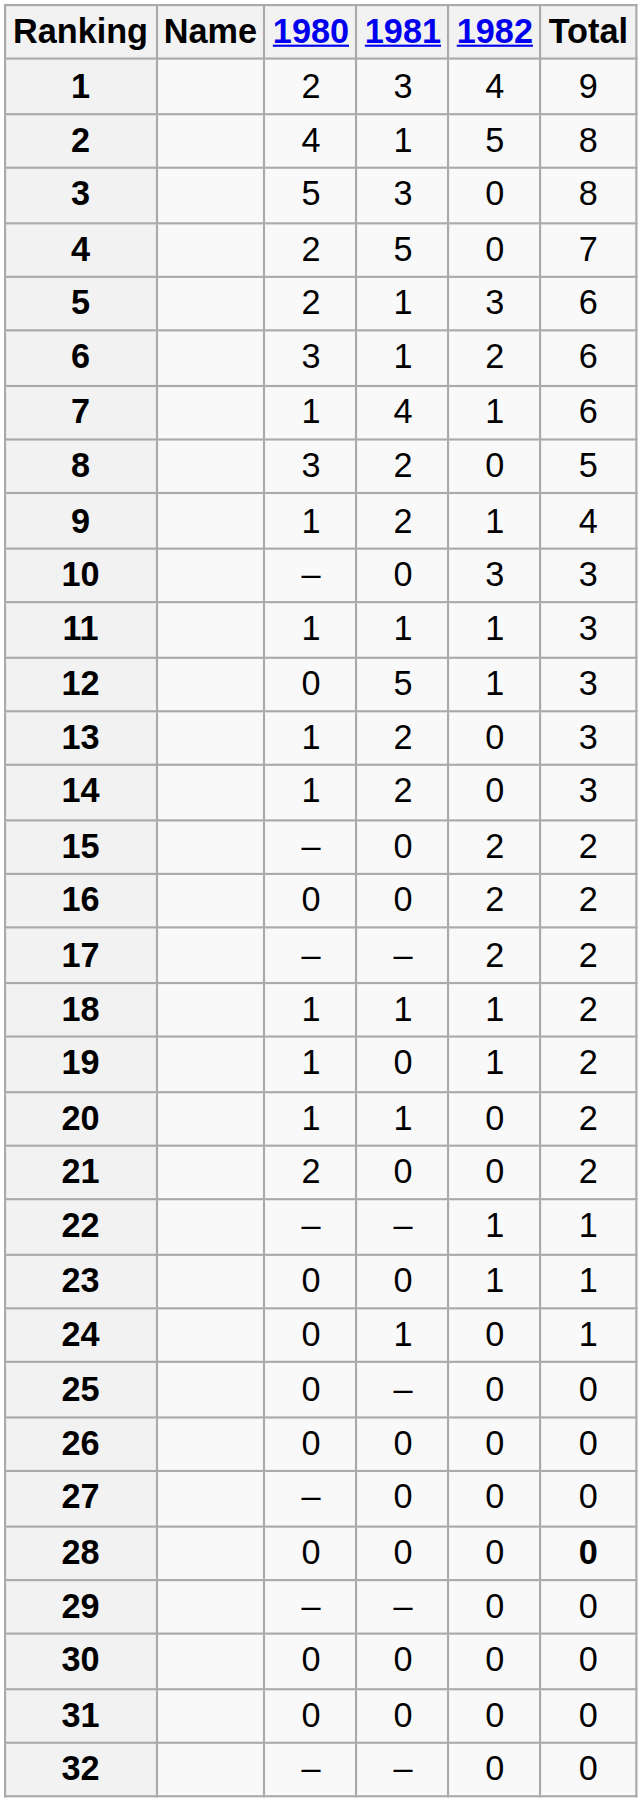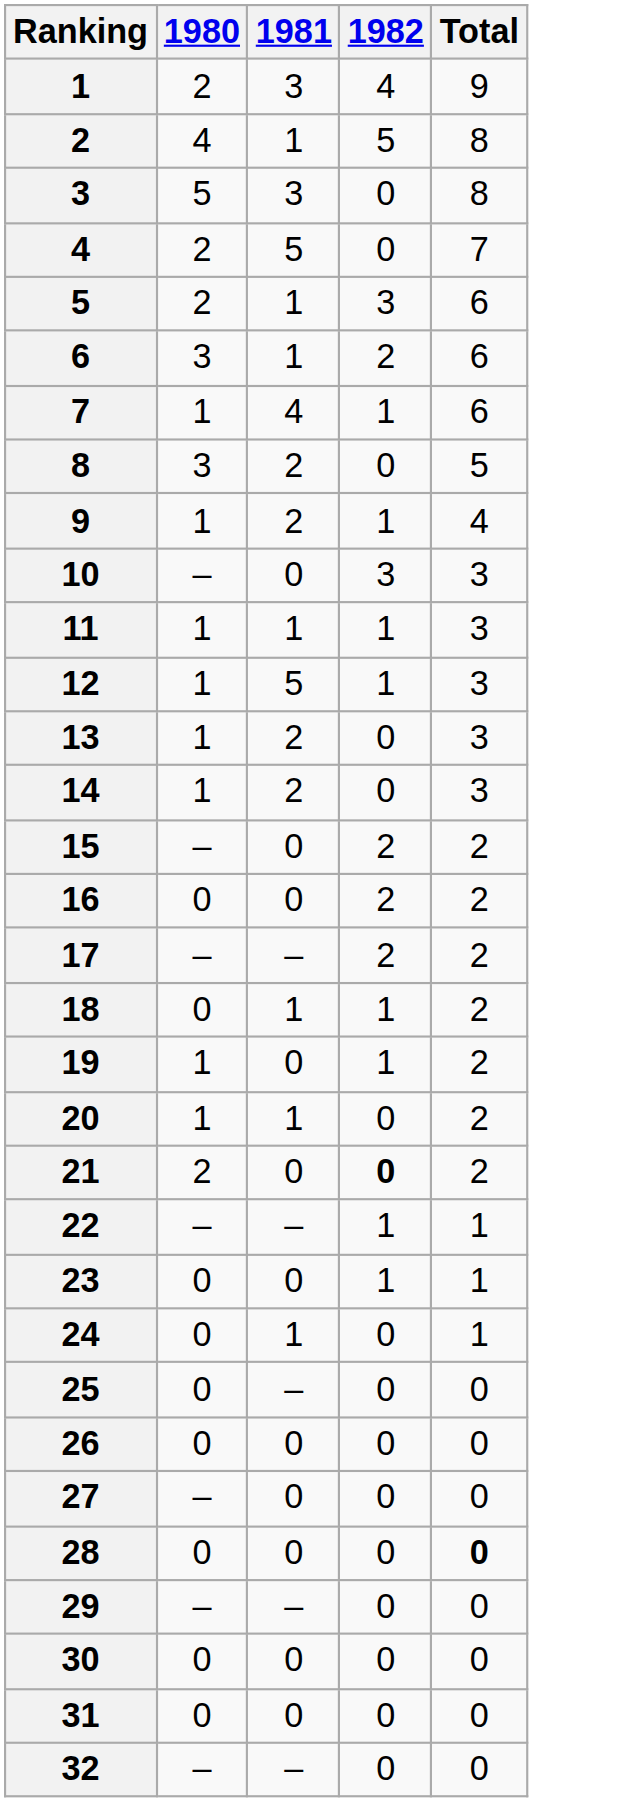- column: (210, 31)
(311, 683) 0 -> (202, 683) 1
(311, 1009) 1 -> (202, 1009) 0
(495, 1172) normal -> (386, 1172) bold
